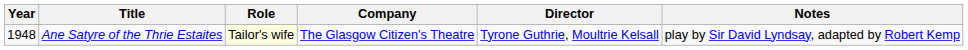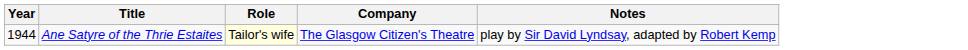- column: (570, 14)
(22, 34) 1948 -> (22, 34) 1944
